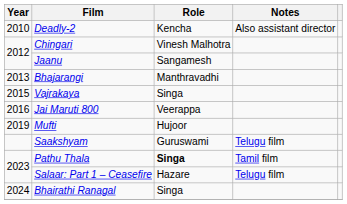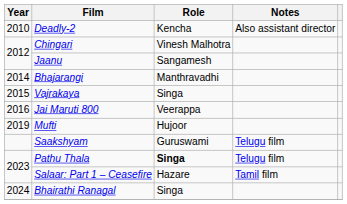(18, 77) 2013 -> (18, 77) 2014
(257, 158) Tamil film -> (260, 158) Telugu film
(260, 175) Telugu film -> (257, 175) Tamil film
